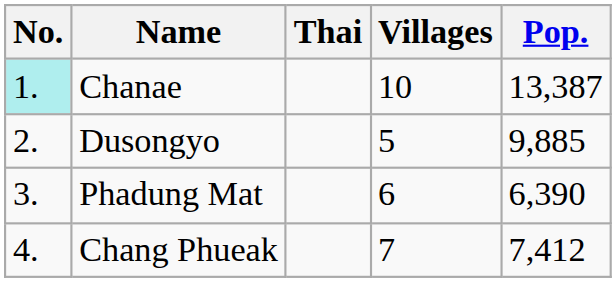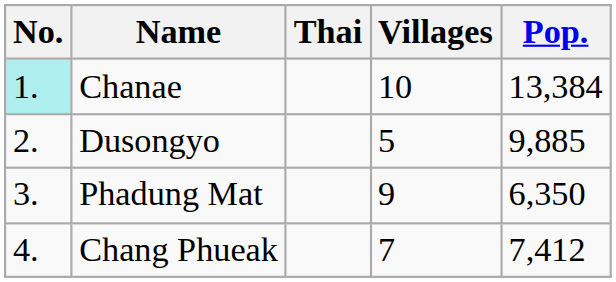(556, 85) 13,387 -> (556, 85) 13,384
(387, 194) 6 -> (387, 194) 9
(547, 194) 6,390 -> (547, 194) 6,350
